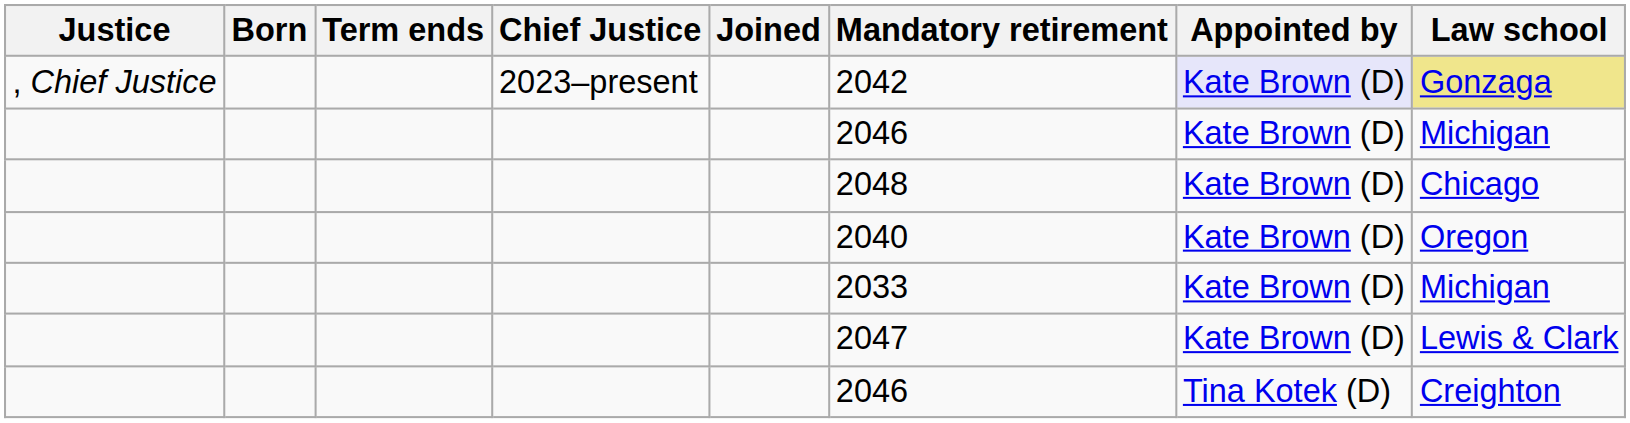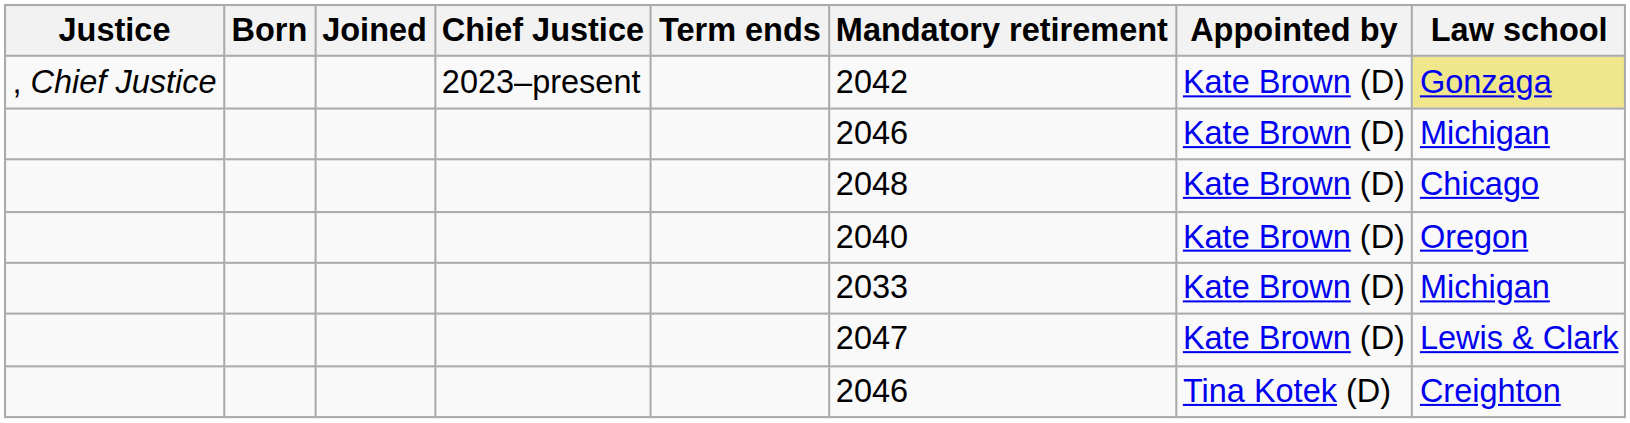columns swapped: (769, 30) <-> (403, 30)
(1294, 81) lavender background -> (1294, 81) no background
